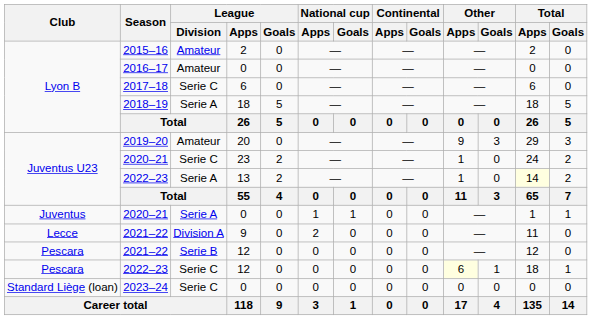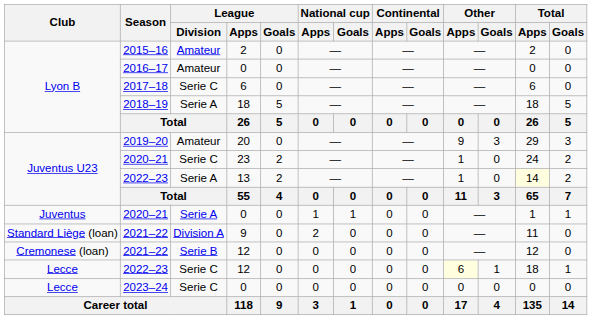(62, 232) Lecce -> (62, 232) Standard Liège (loan)
(62, 251) Pescara -> (62, 251) Cremonese (loan)
(62, 269) Pescara -> (62, 269) Lecce
(62, 287) Standard Liège (loan) -> (62, 287) Lecce
